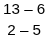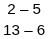rows swapped: (24, 30) <-> (24, 9)
